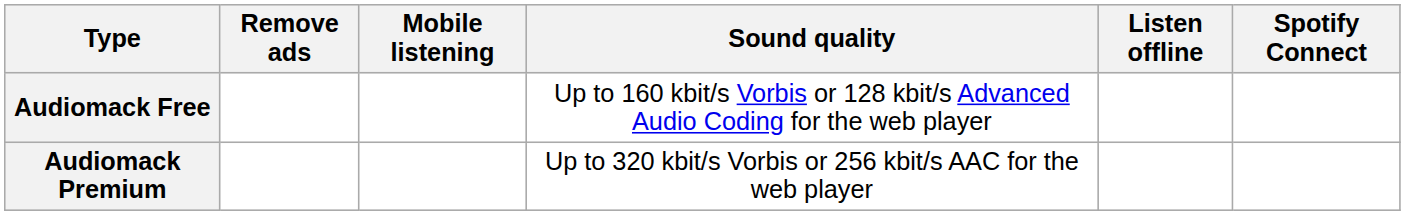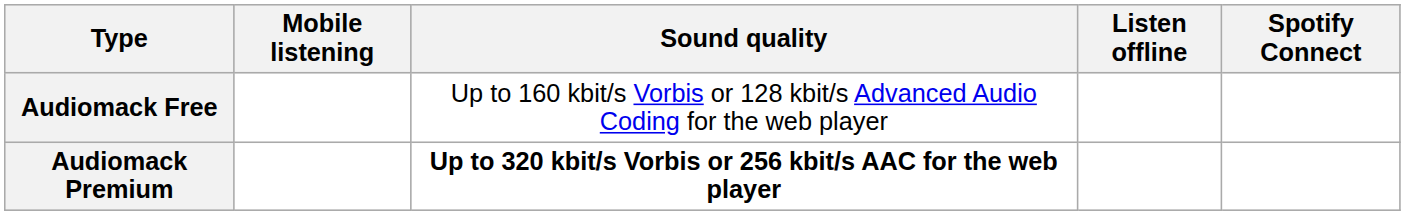- column: (290, 38)
(812, 175) normal -> (744, 175) bold
